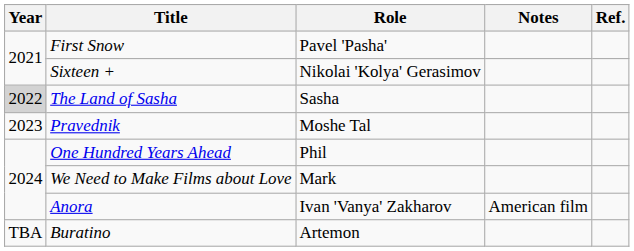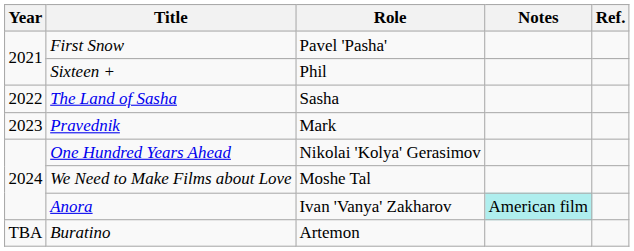(390, 71) Nikolai 'Kolya' Gerasimov -> (313, 71) Phil
(25, 98) lightgrey background -> (25, 98) no background
(335, 125) Moshe Tal -> (318, 125) Mark
(313, 152) Phil -> (390, 152) Nikolai 'Kolya' Gerasimov
(318, 179) Mark -> (335, 179) Moshe Tal
(538, 206) no background -> (538, 206) paleturquoise background
